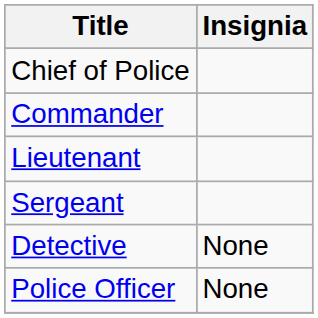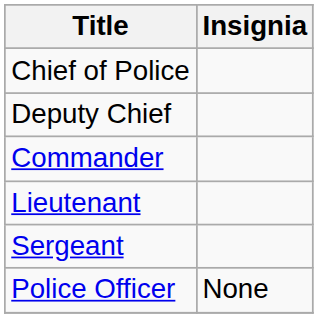+ row: (91, 114)
- row: (69, 245)
